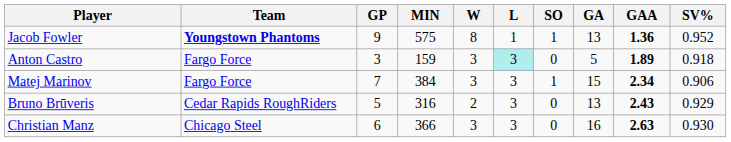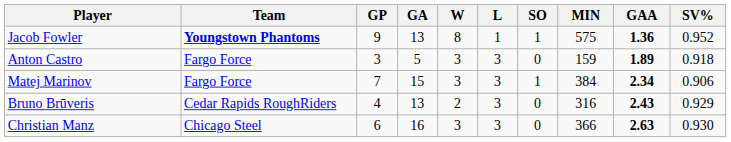columns swapped: (425, 15) <-> (594, 15)
(514, 59) paleturquoise background -> (497, 59) no background
(377, 103) 5 -> (377, 103) 4
